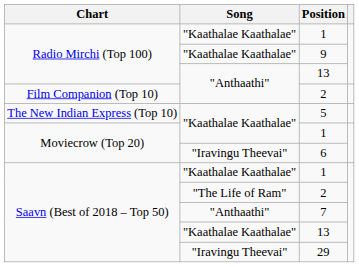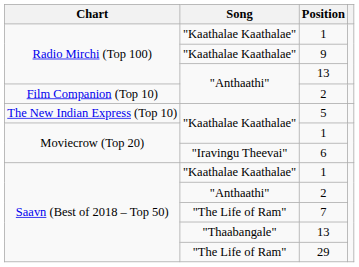(240, 192) "The Life of Ram" -> (240, 192) "Anthaathi"
(240, 212) "Anthaathi" -> (240, 212) "The Life of Ram"
(240, 232) "Kaathalae Kaathalae" -> (240, 232) "Thaabangale"
(240, 251) "Iravingu Theevai" -> (240, 251) "The Life of Ram"
